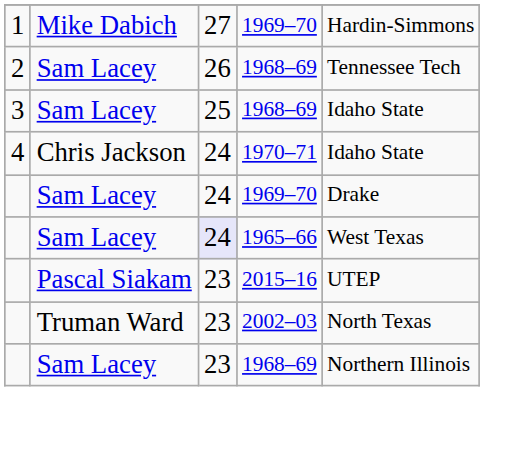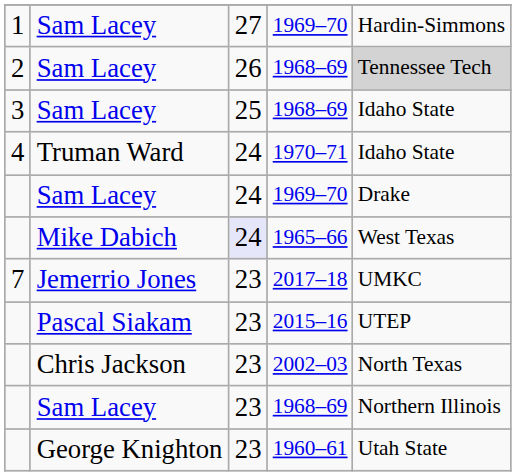(107, 25) Mike Dabich -> (96, 25) Sam Lacey
(394, 68) no background -> (425, 68) lightgrey background
(111, 152) Chris Jackson -> (110, 152) Truman Ward
(96, 237) Sam Lacey -> (107, 237) Mike Dabich
+ row: (18, 279)
(110, 322) Truman Ward -> (111, 364) Chris Jackson
+ row: (18, 450)
